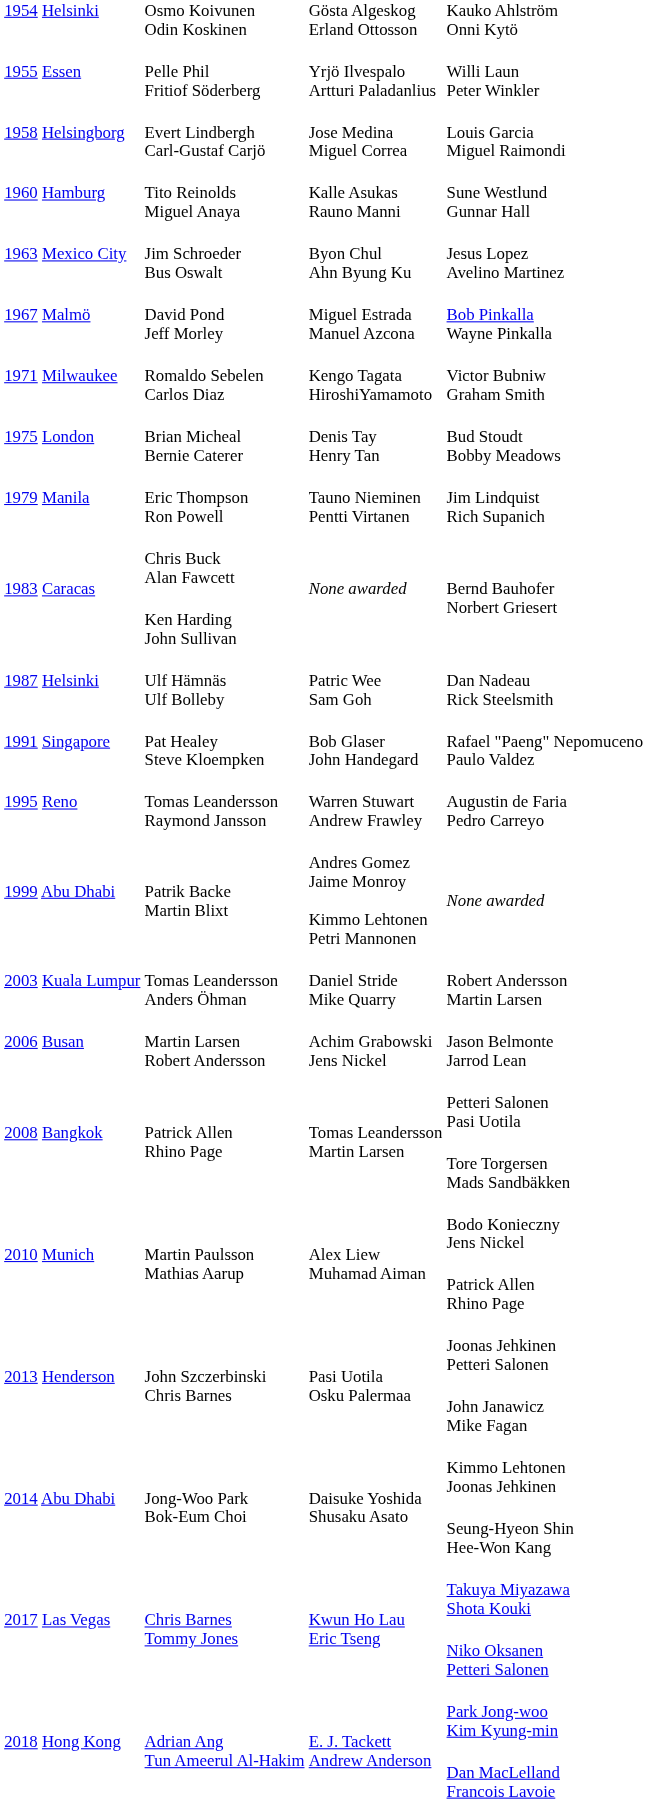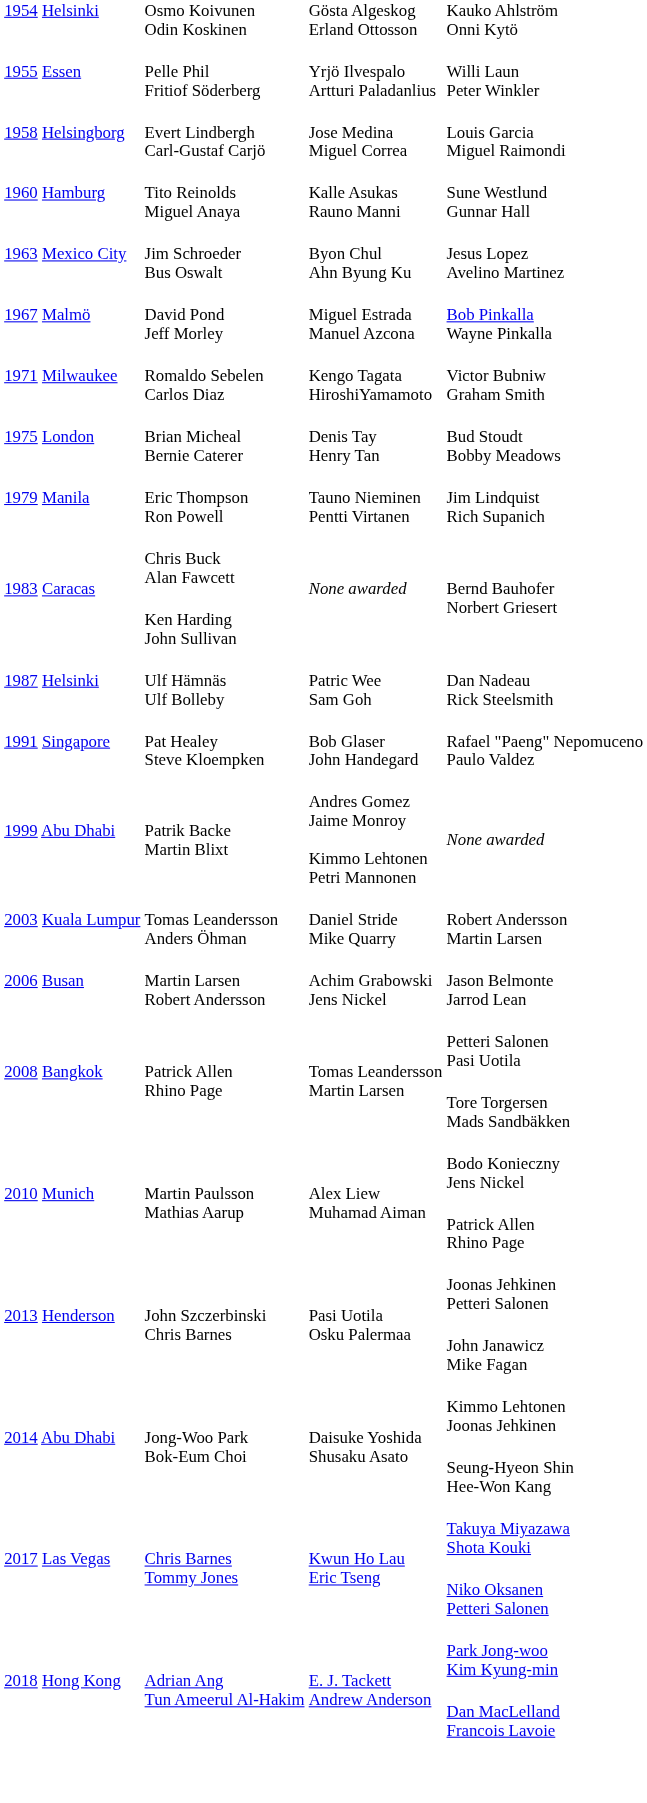- row: (211, 811)
